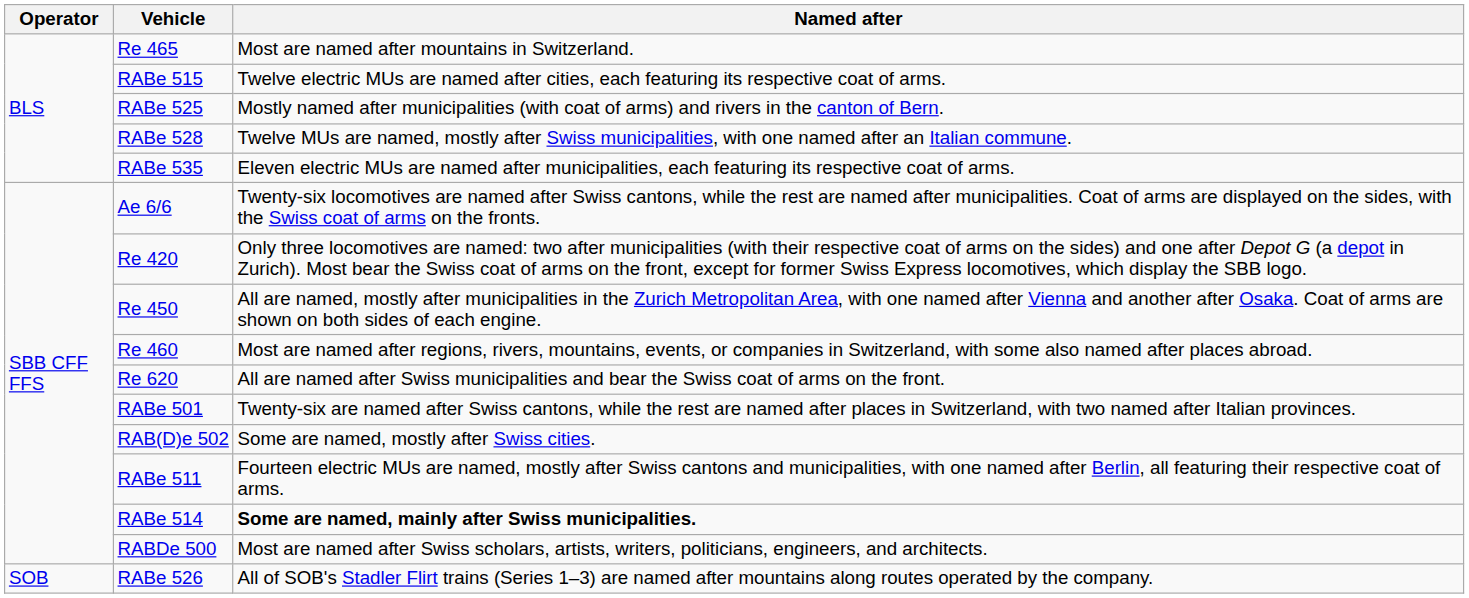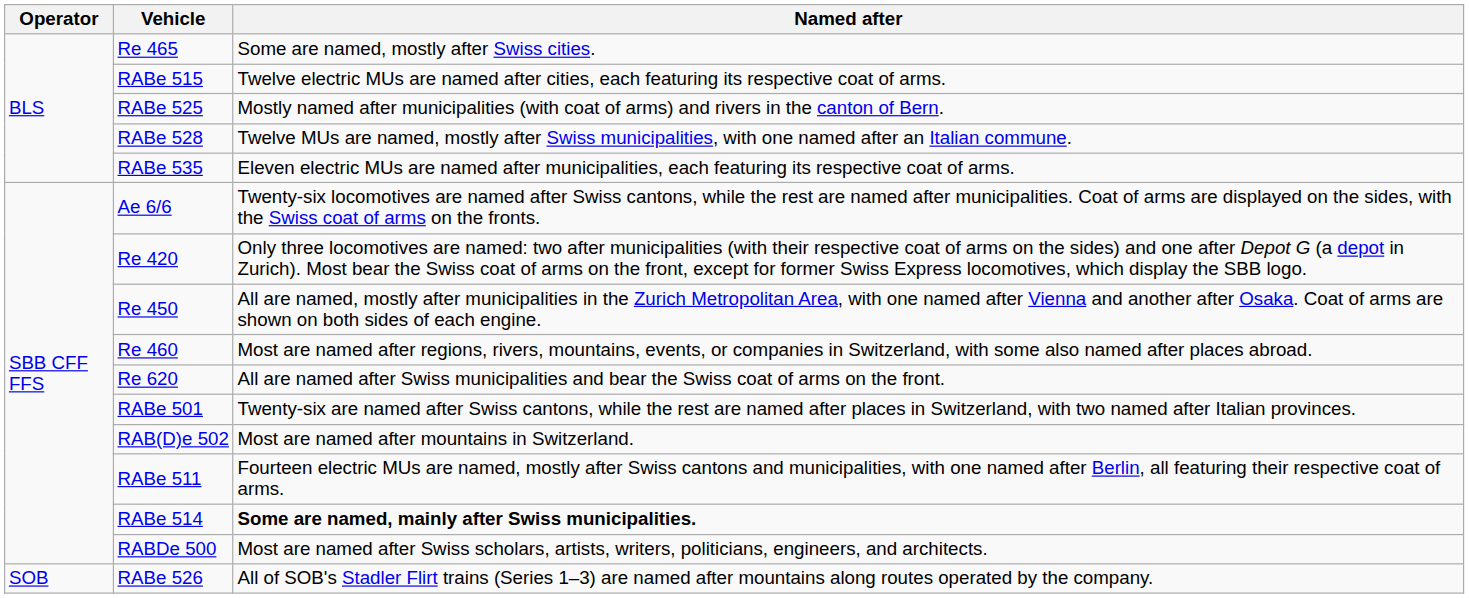(436, 49) Most are named after mountains in Switzerland. -> (416, 49) Some are named, mostly after Swiss cities.
(416, 438) Some are named, mostly after Swiss cities. -> (436, 438) Most are named after mountains in Switzerland.
